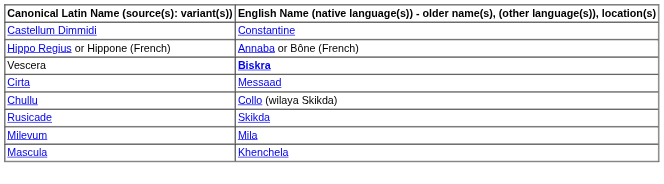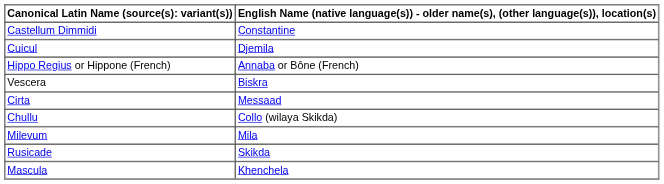+ row: (22, 48)
(254, 65) bold -> (253, 83) normal
rows swapped: (30, 118) <-> (27, 135)
